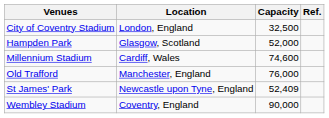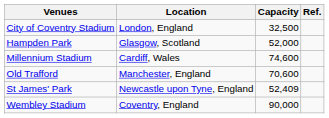(284, 74) 76,000 -> (284, 74) 70,600
